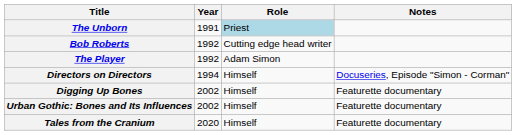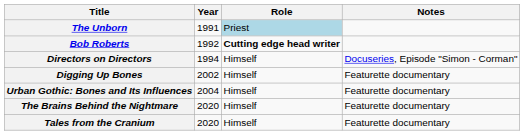(278, 43) normal -> (282, 43) bold
- row: (99, 59)
(208, 106) 2002 -> (208, 91) 2004
+ row: (99, 106)
